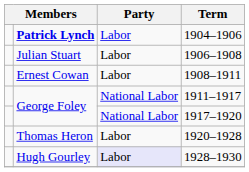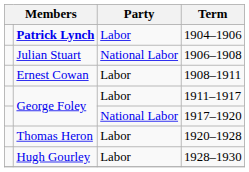(116, 55) Labor -> (139, 55) National Labor
(139, 95) National Labor -> (116, 95) Labor
(116, 156) lavender background -> (116, 156) no background
